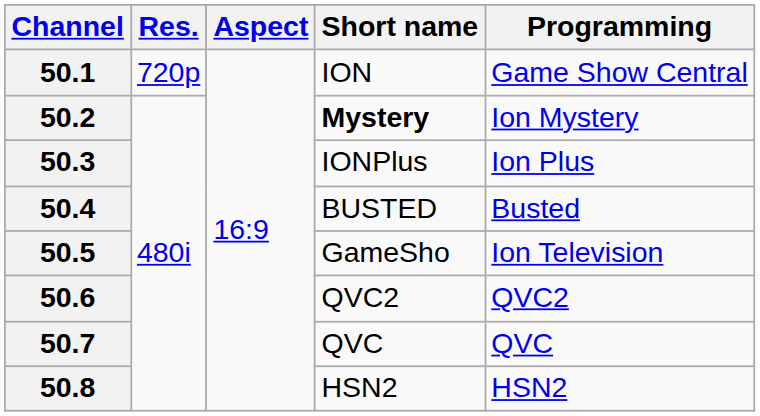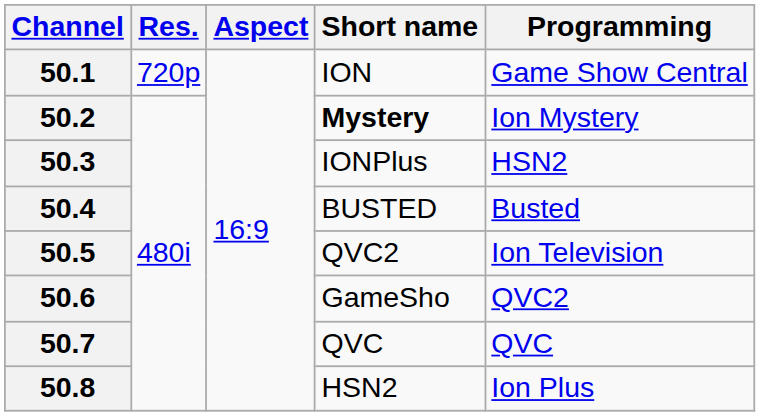(543, 162) Ion Plus -> (529, 162) HSN2
(386, 252) GameSho -> (360, 252) QVC2
(360, 298) QVC2 -> (386, 298) GameSho
(529, 388) HSN2 -> (543, 388) Ion Plus
